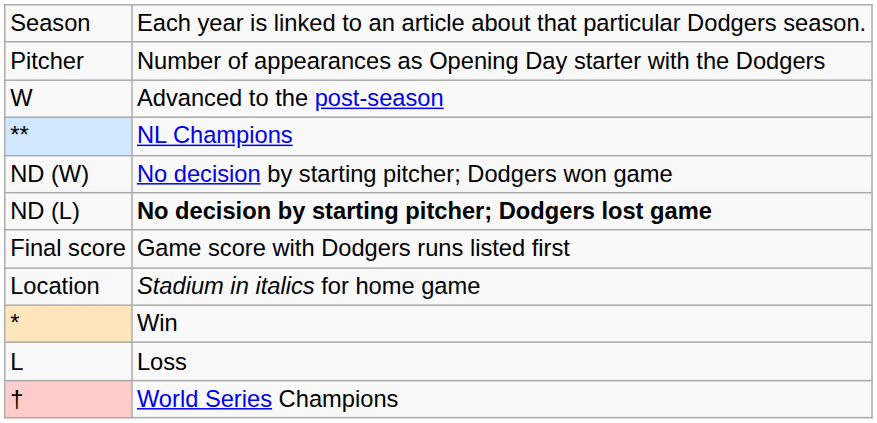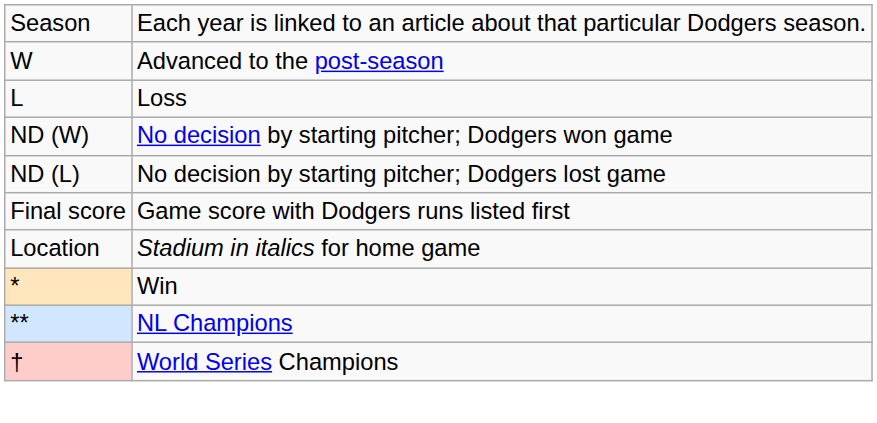- row: (47, 60)
rows swapped: (17, 361) <-> (19, 135)
(424, 211) bold -> (401, 173) normal
